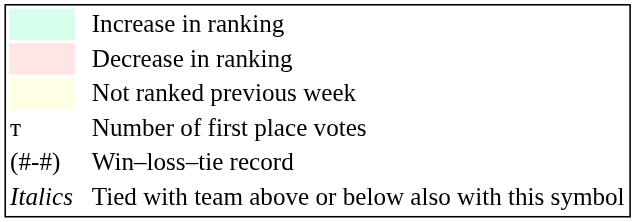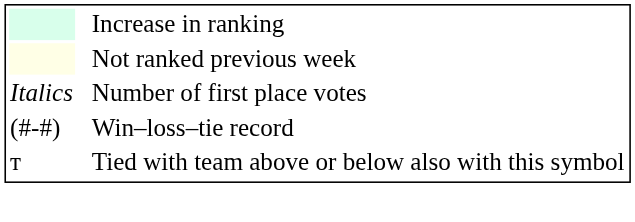- row: (192, 58)
(16, 127) т -> (42, 93) Italics
(42, 196) Italics -> (16, 162) т
